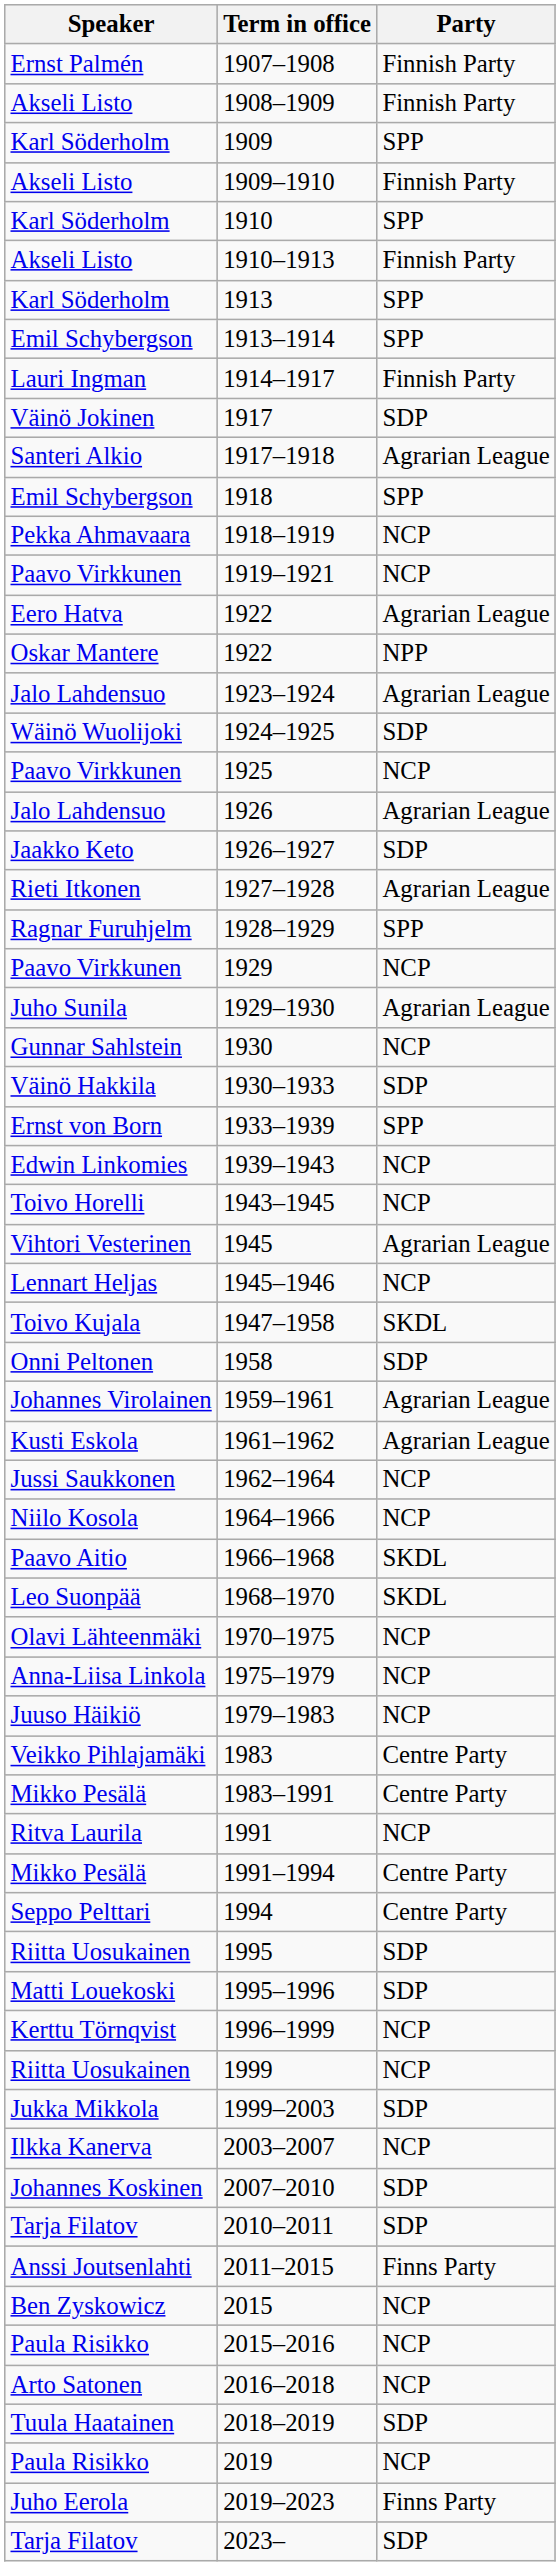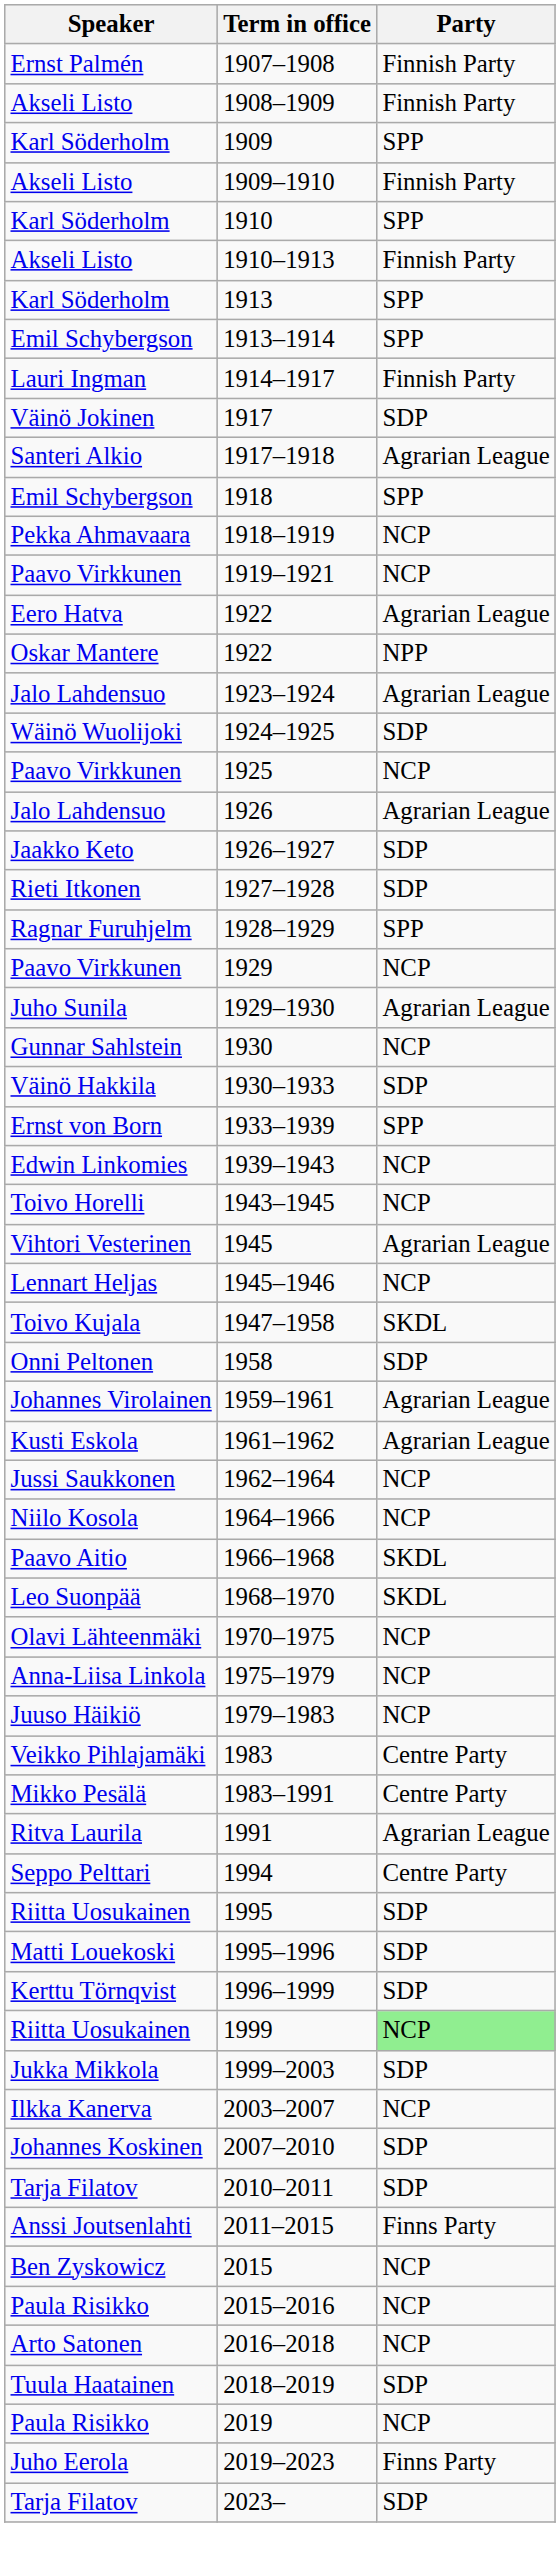(466, 889) Agrarian League -> (405, 889) SDP
(407, 1833) NCP -> (466, 1833) Agrarian League
- row: (78, 1872)
(407, 2030) NCP -> (405, 1990) SDP
(407, 2069) no background -> (407, 2030) lightgreen background
